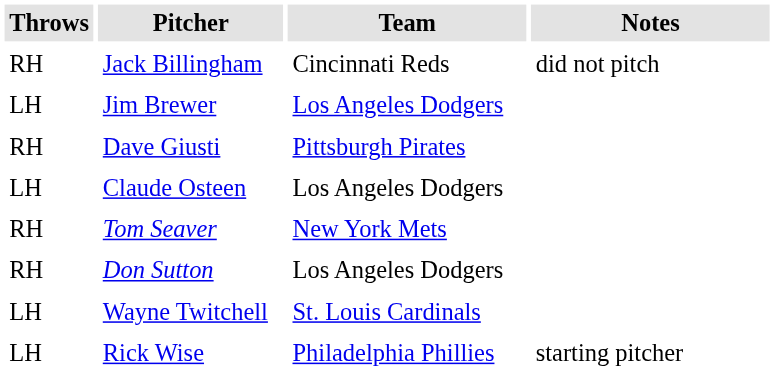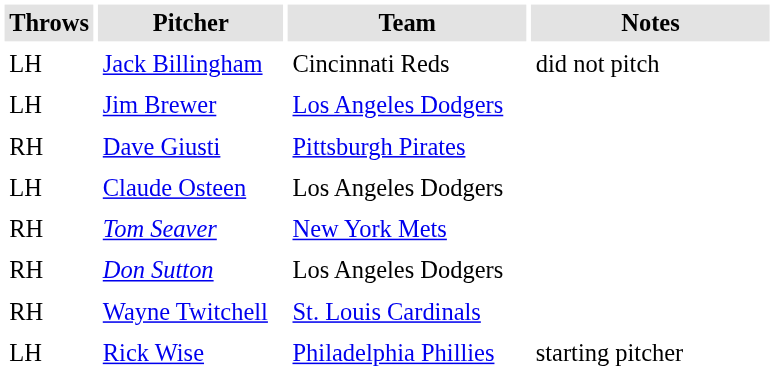(26, 63) RH -> (25, 63) LH
(25, 311) LH -> (26, 311) RH
